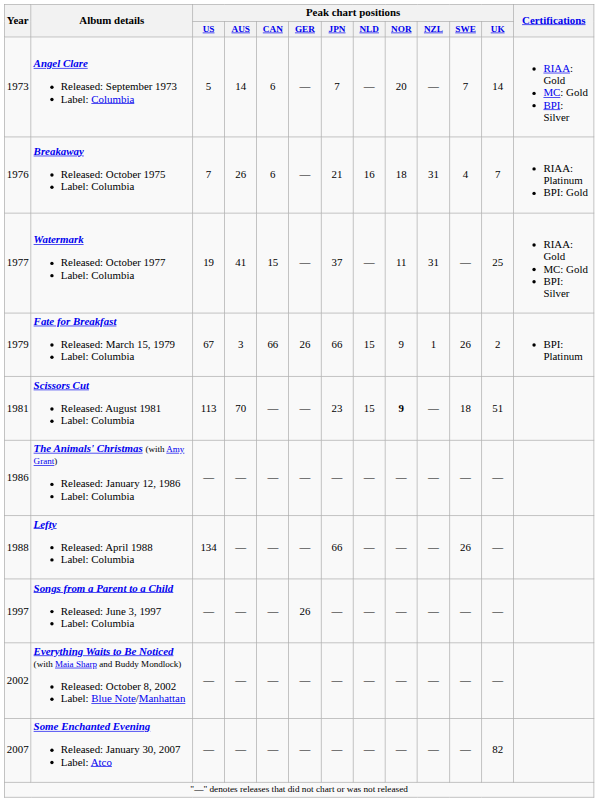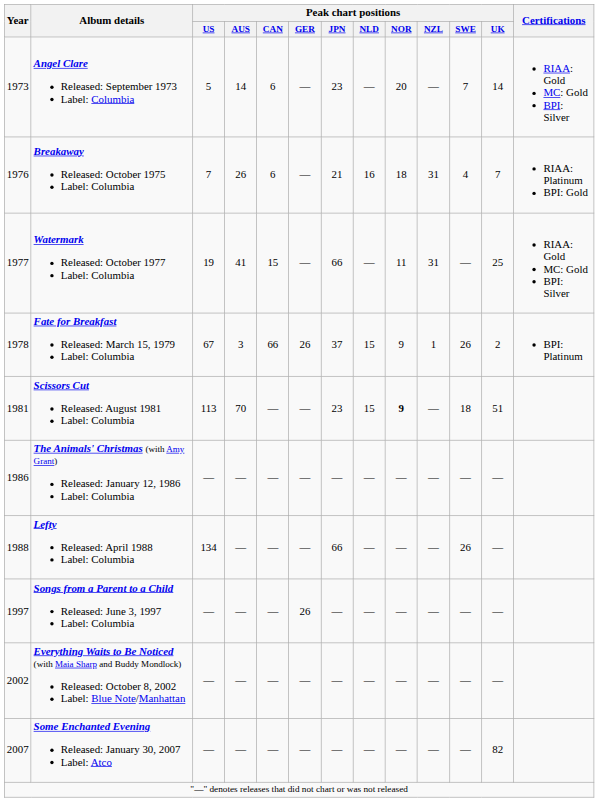(337, 87) 7 -> (337, 87) 23
(337, 263) 37 -> (337, 263) 66
(18, 344) 1979 -> (18, 344) 1978
(337, 344) 66 -> (337, 344) 37
